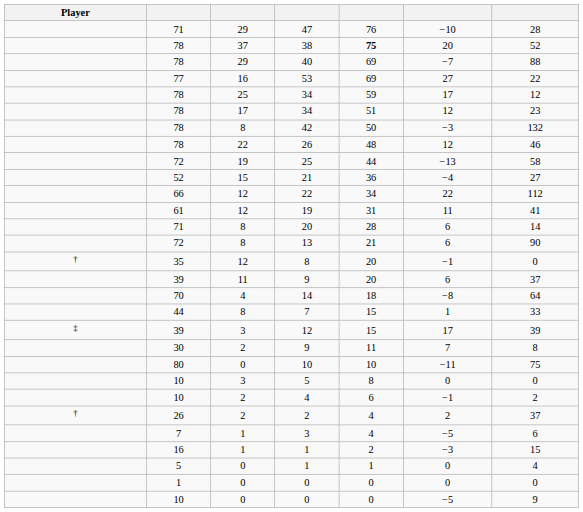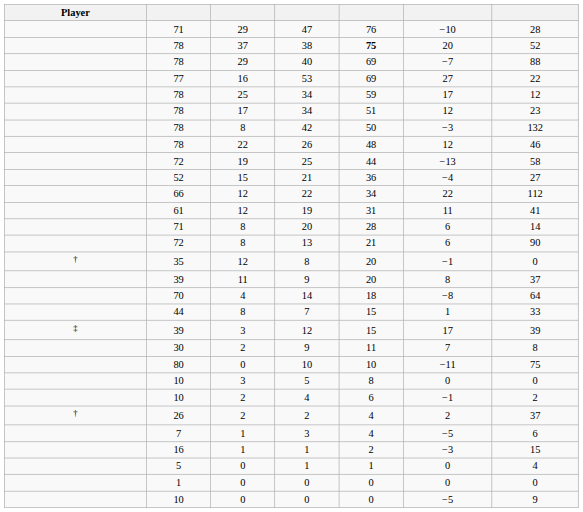(448, 279) 6 -> (448, 279) 8
